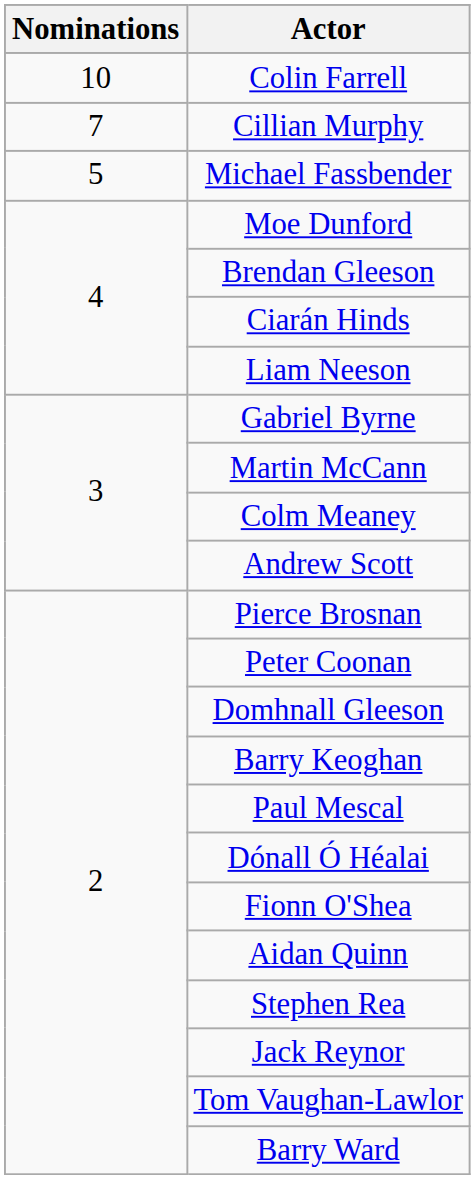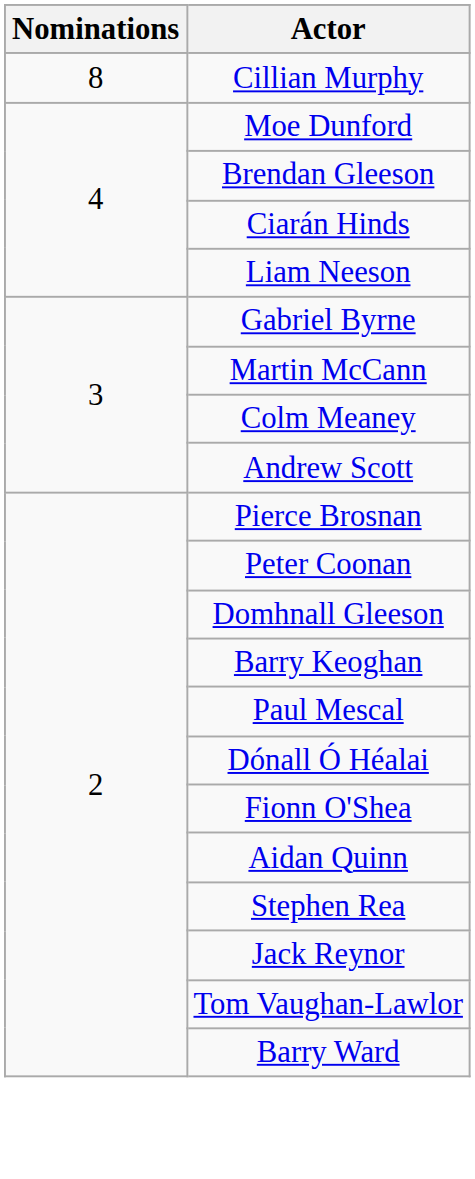- row: (328, 77)
(96, 126) 7 -> (96, 77) 8
- row: (328, 175)
